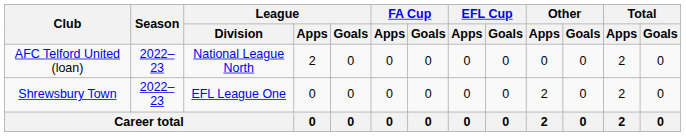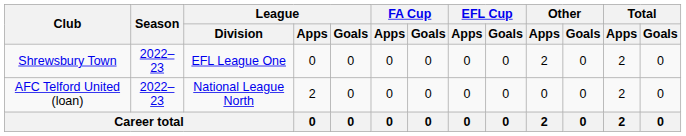rows swapped: (67, 94) <-> (67, 61)
